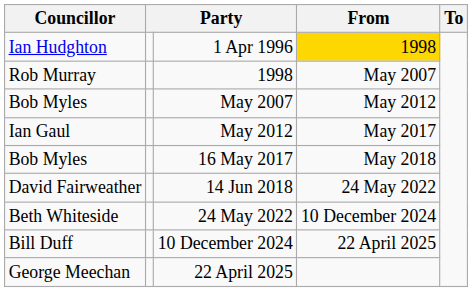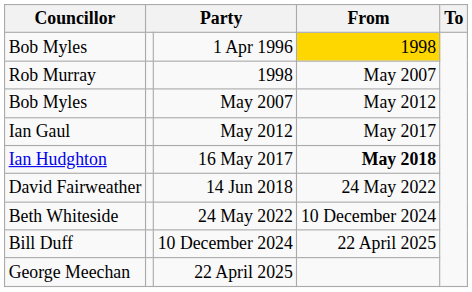(58, 46) Ian Hudghton -> (48, 46) Bob Myles
(48, 159) Bob Myles -> (58, 159) Ian Hudghton
(400, 159) normal -> (399, 159) bold
